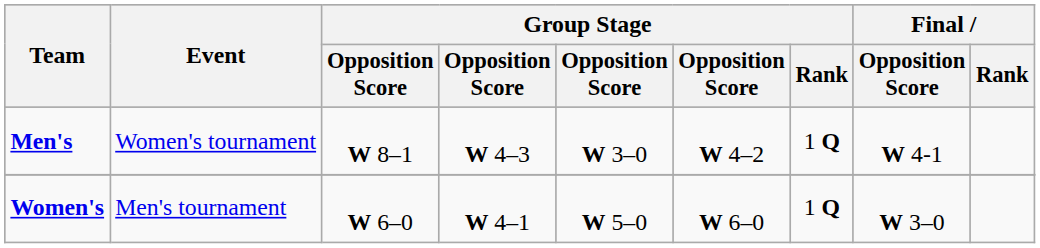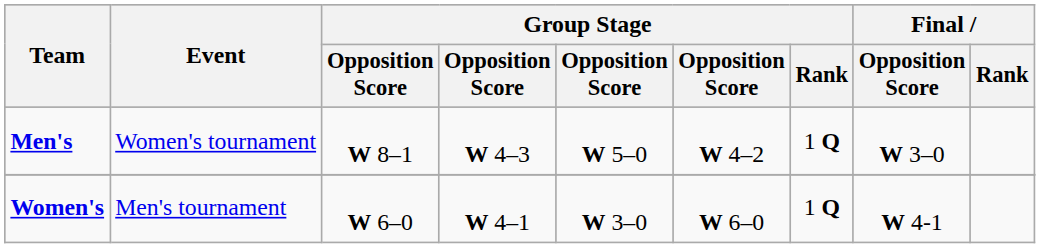(614, 155) W 3–0 -> (614, 155) W 5–0
(912, 155) W 4-1 -> (912, 155) W 3–0
(614, 222) W 5–0 -> (614, 222) W 3–0
(912, 222) W 3–0 -> (912, 222) W 4-1
